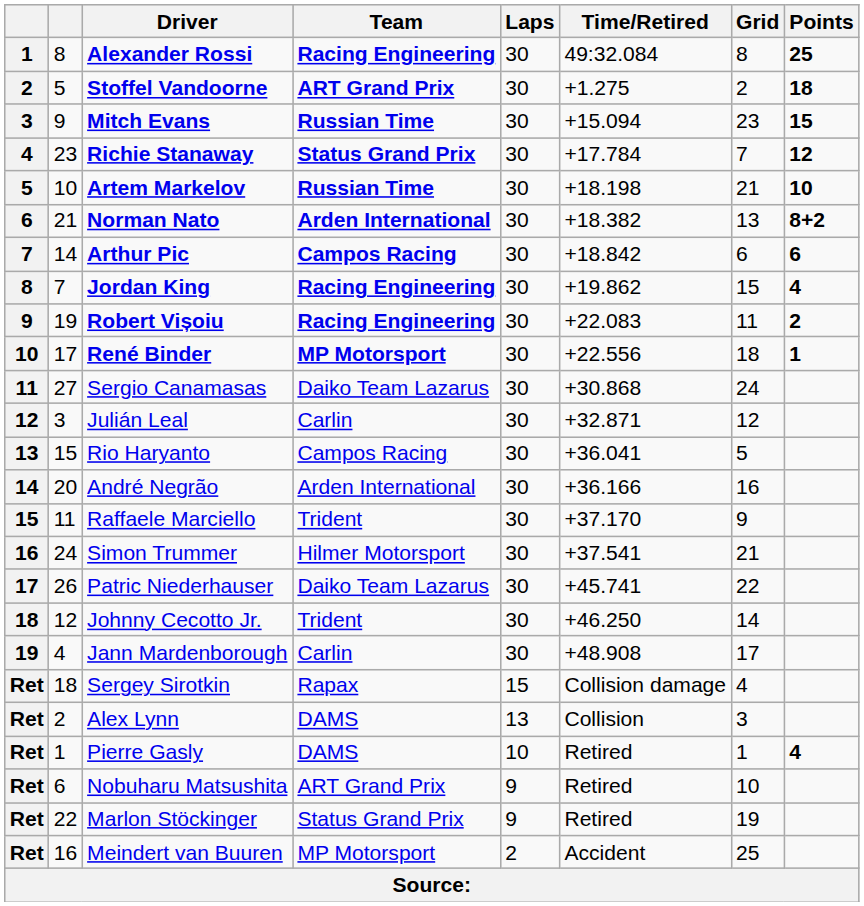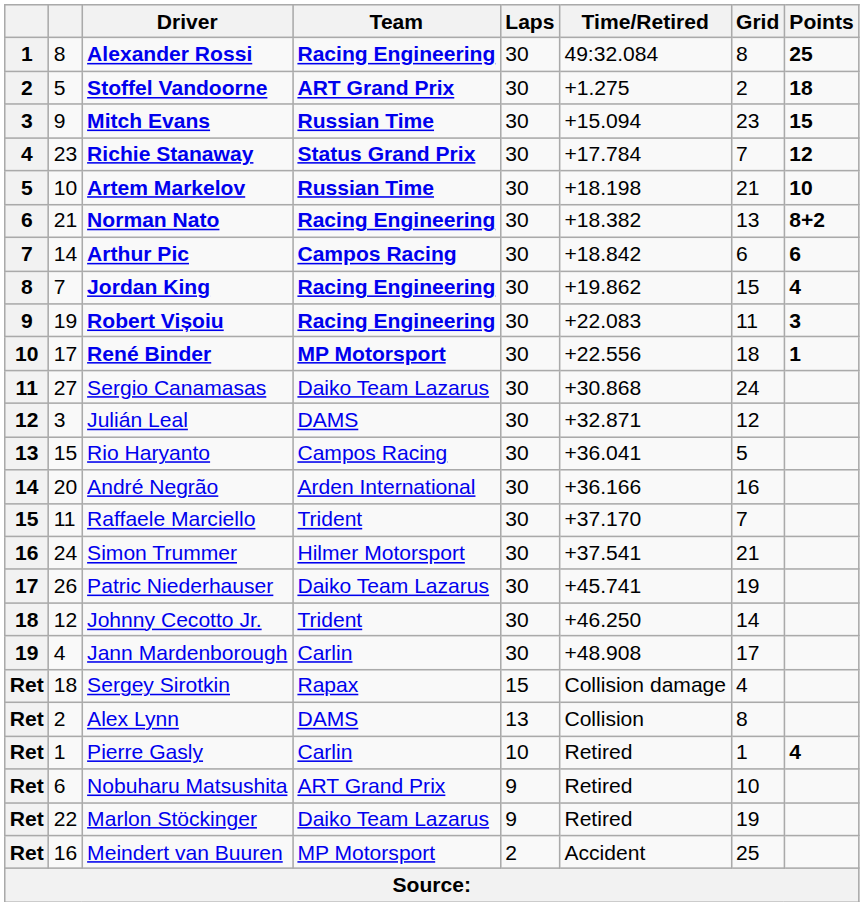(394, 220) Arden International -> (396, 220) Racing Engineering
(795, 320) 2 -> (795, 320) 3
(325, 420) Carlin -> (328, 420) DAMS
(742, 519) 9 -> (742, 519) 7
(748, 586) 22 -> (748, 586) 19
(742, 719) 3 -> (742, 719) 8
(328, 752) DAMS -> (325, 752) Carlin
(381, 818) Status Grand Prix -> (393, 818) Daiko Team Lazarus
